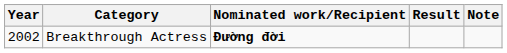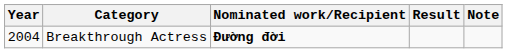(24, 37) 2002 -> (24, 37) 2004
